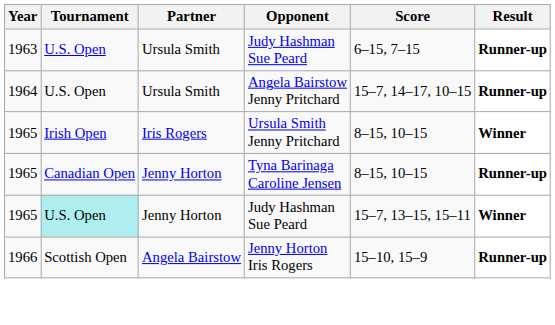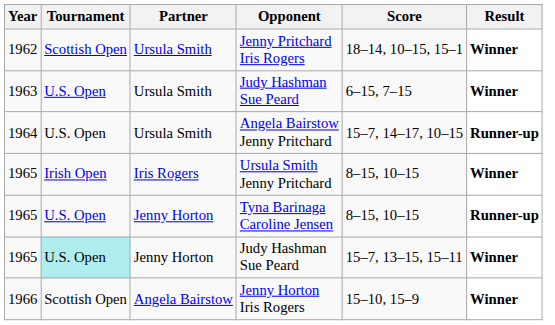+ row: (23, 49)
(513, 49) Runner-up -> (494, 91) Winner
(90, 174) Canadian Open -> (75, 216) U.S. Open
(513, 257) Runner-up -> (494, 299) Winner
